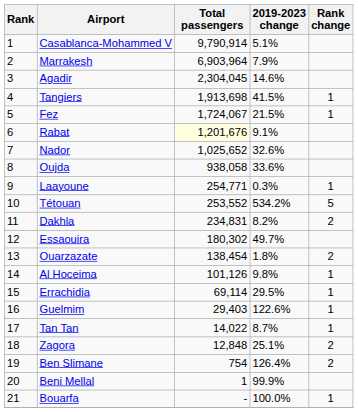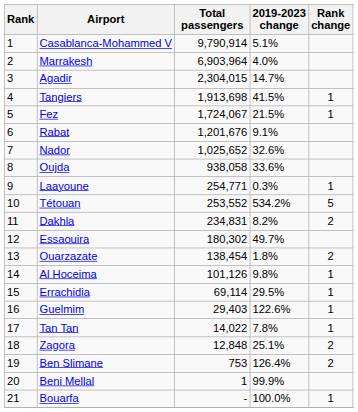(265, 61) 7.9% -> (265, 61) 4.0%
(222, 79) 2,304,045 -> (222, 79) 2,304,015
(268, 79) 14.6% -> (268, 79) 14.7%
(222, 132) lightyellow background -> (222, 132) no background
(265, 327) 8.7% -> (265, 327) 7.8%
(238, 363) 754 -> (238, 363) 753
